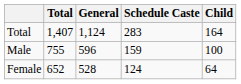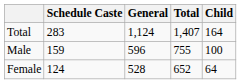columns swapped: (60, 13) <-> (162, 13)
